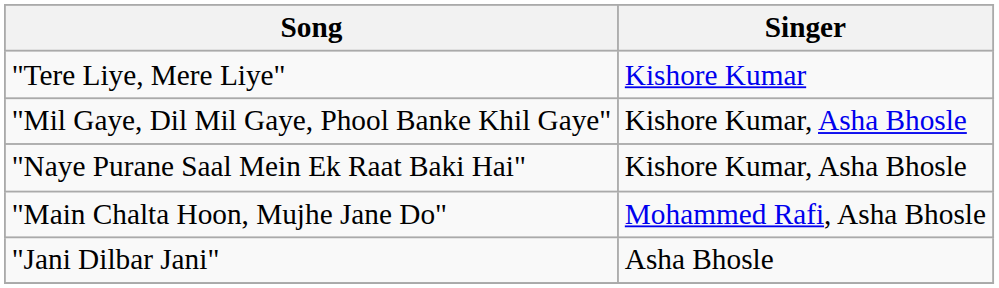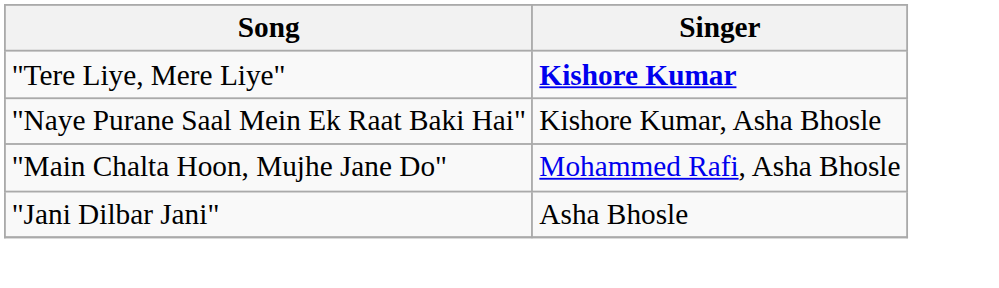(715, 74) normal -> (638, 74) bold
- row: (311, 120)
